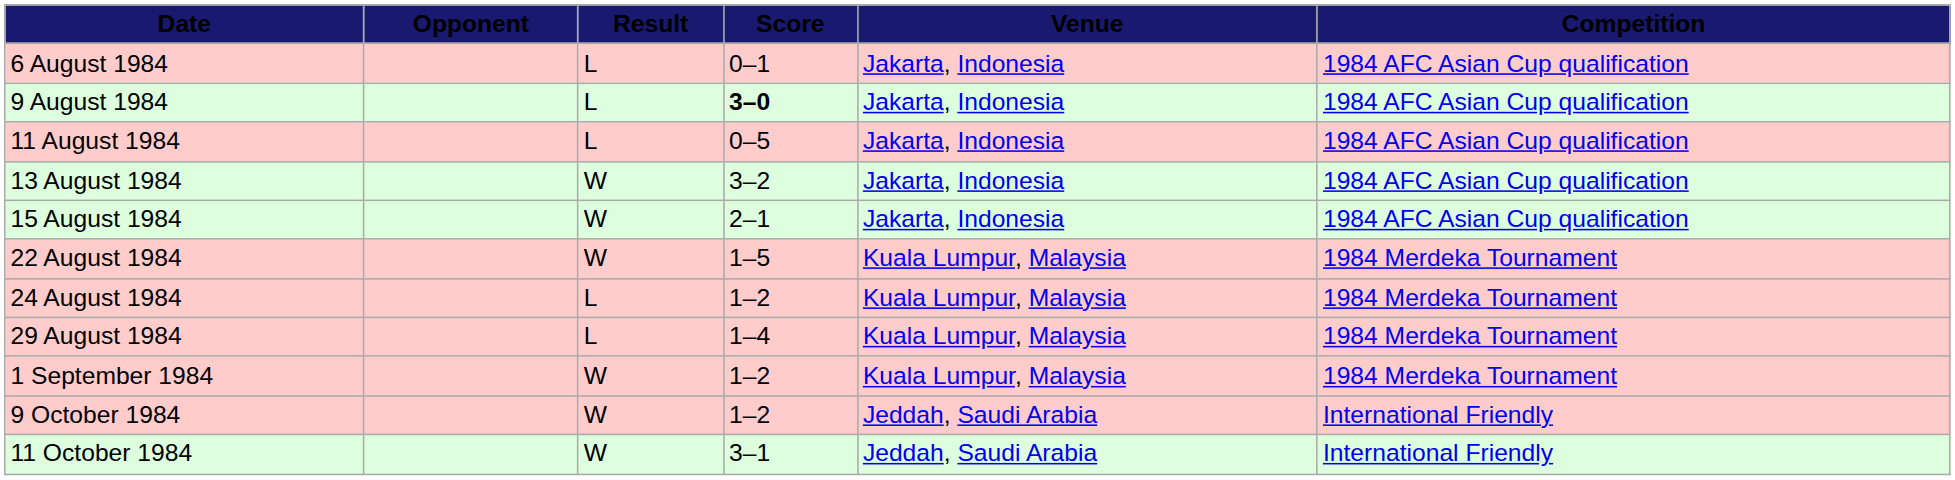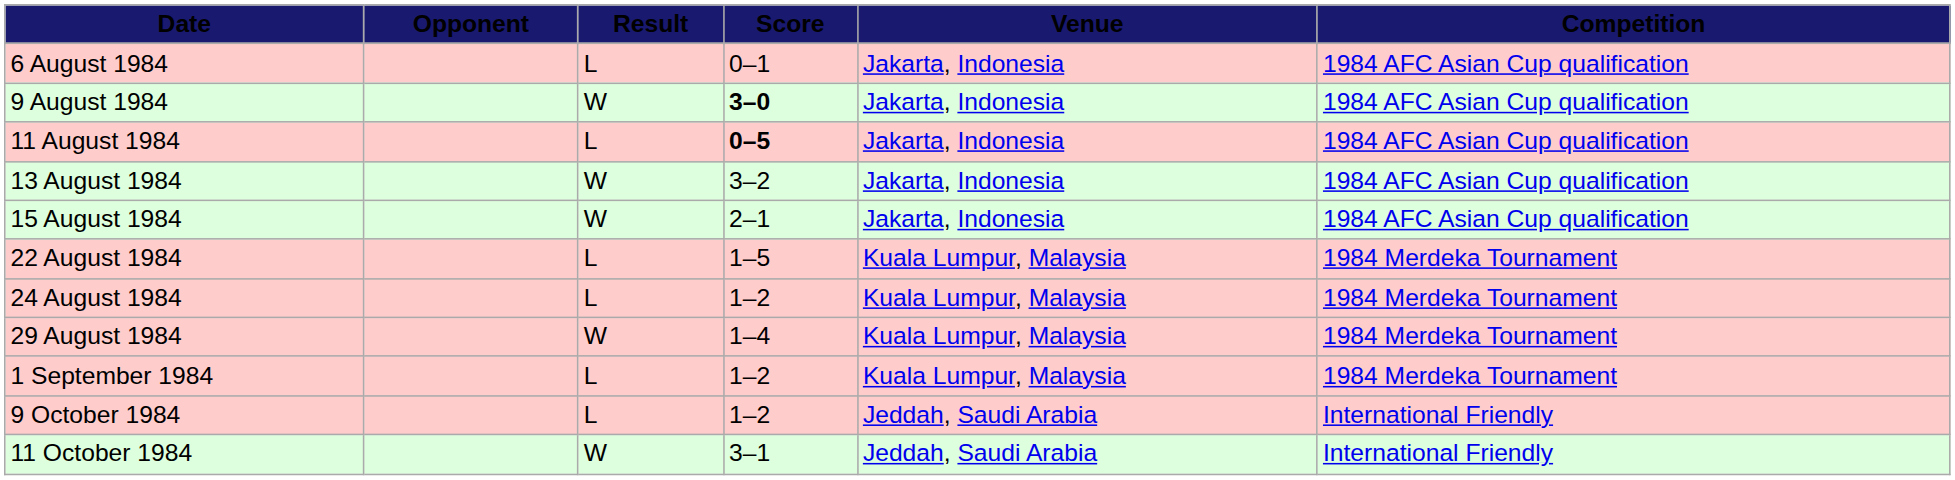(591, 102) L -> (595, 102) W
(750, 141) normal -> (750, 141) bold
(595, 258) W -> (591, 258) L
(591, 336) L -> (595, 336) W
(595, 375) W -> (591, 375) L
(595, 414) W -> (591, 414) L
